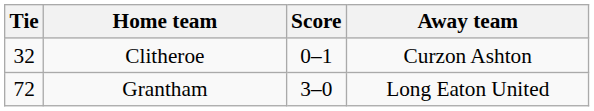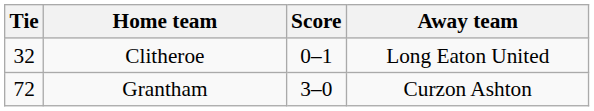(468, 55) Curzon Ashton -> (468, 55) Long Eaton United
(468, 88) Long Eaton United -> (468, 88) Curzon Ashton
